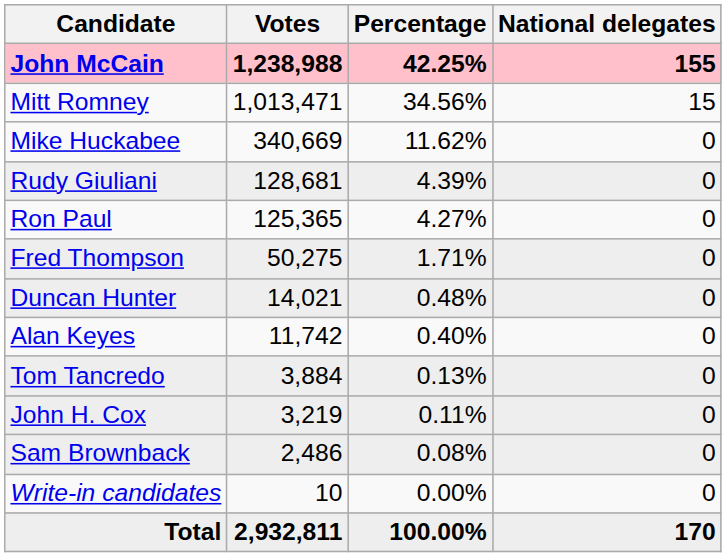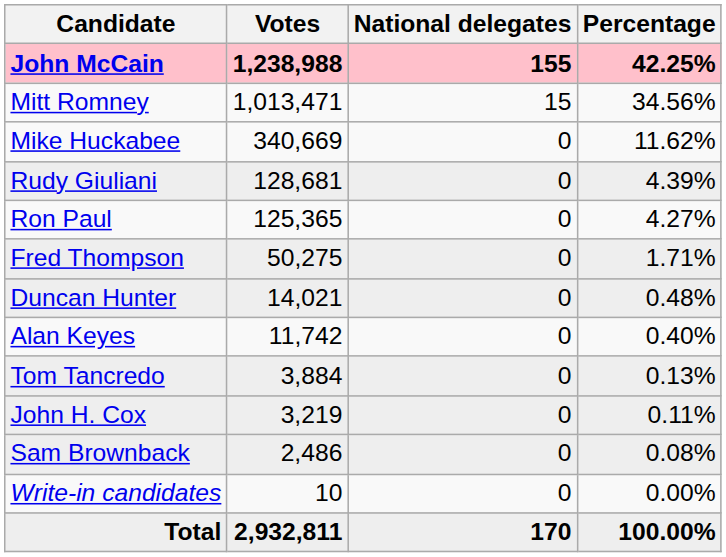columns swapped: (420, 24) <-> (607, 24)
